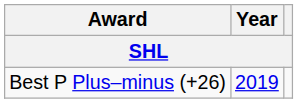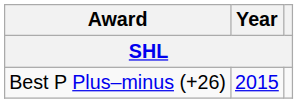(257, 82) 2019 -> (257, 82) 2015
